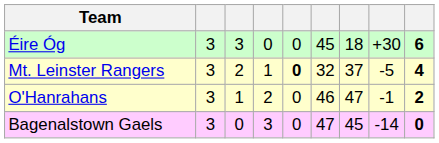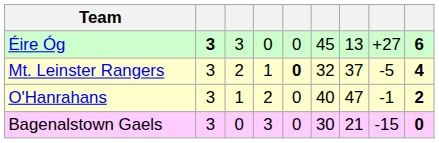(210, 44) normal -> (210, 44) bold
(354, 44) 18 -> (354, 44) 13
(387, 44) +30 -> (387, 44) +27
(325, 97) 46 -> (325, 97) 40
(325, 124) 47 -> (325, 124) 30
(354, 124) 45 -> (354, 124) 21
(387, 124) -14 -> (387, 124) -15
